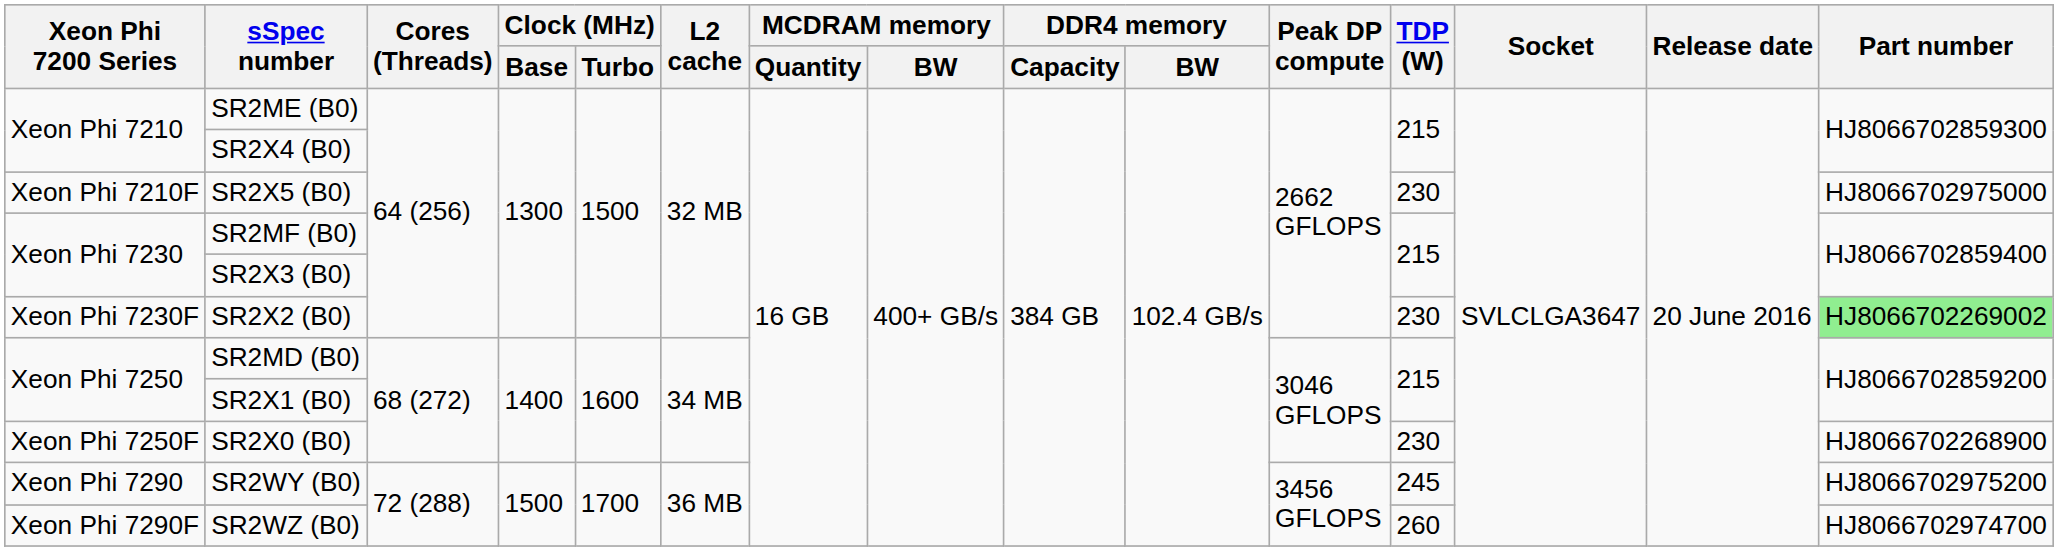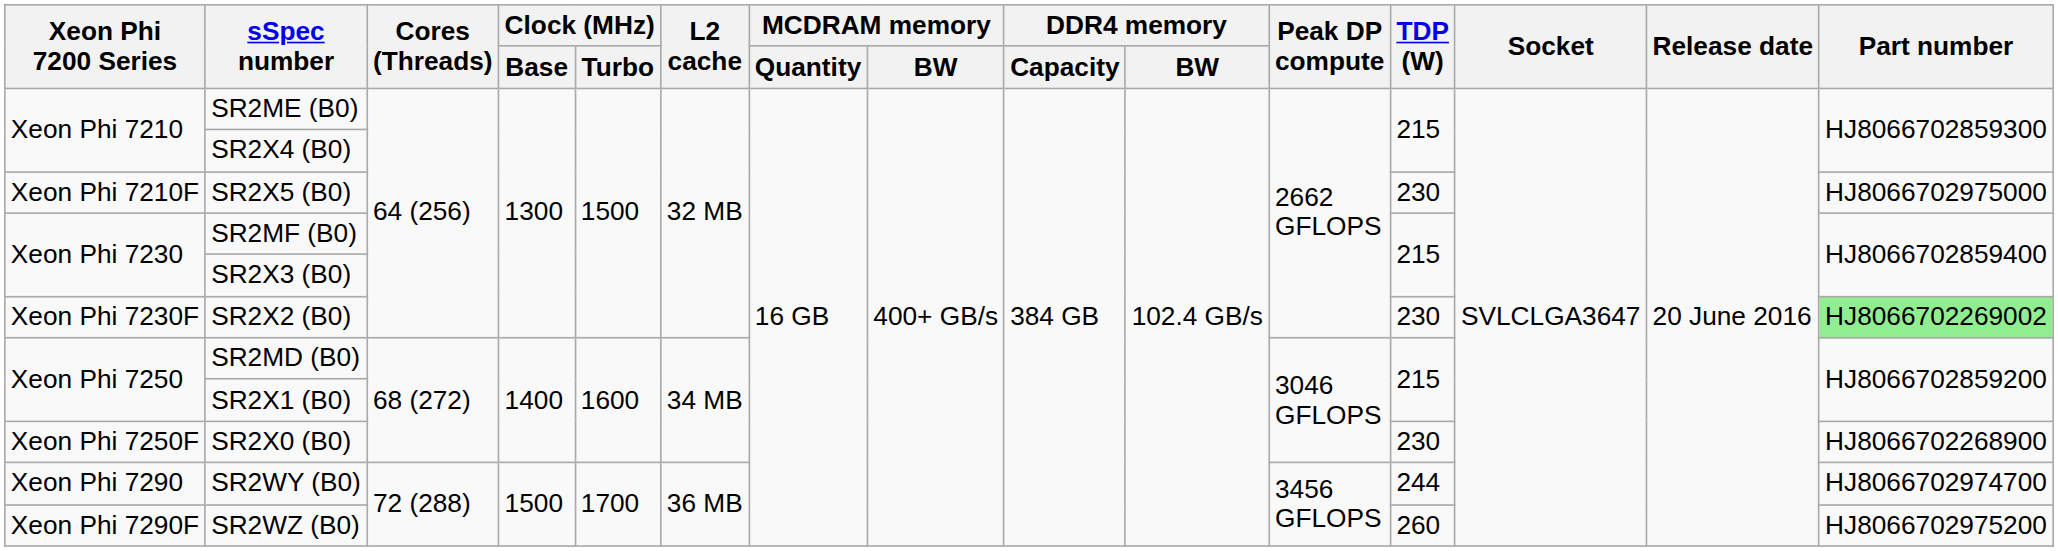(1418, 483) 245 -> (1418, 483) 244
(1936, 483) HJ8066702975200 -> (1936, 483) HJ8066702974700
(1936, 524) HJ8066702974700 -> (1936, 524) HJ8066702975200
